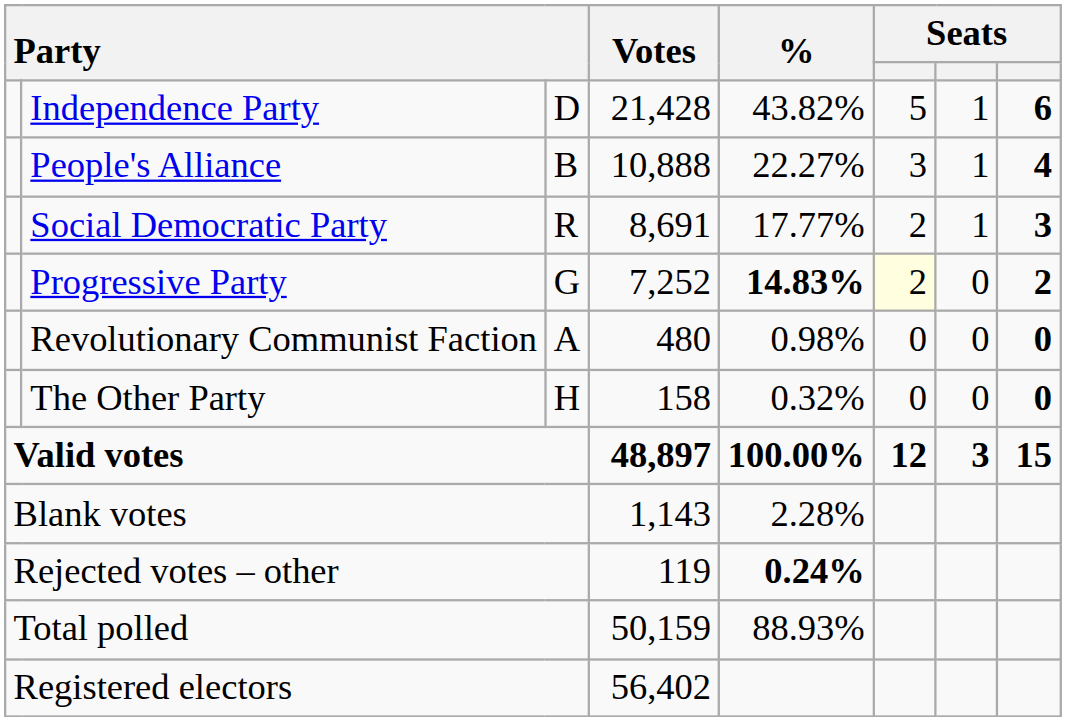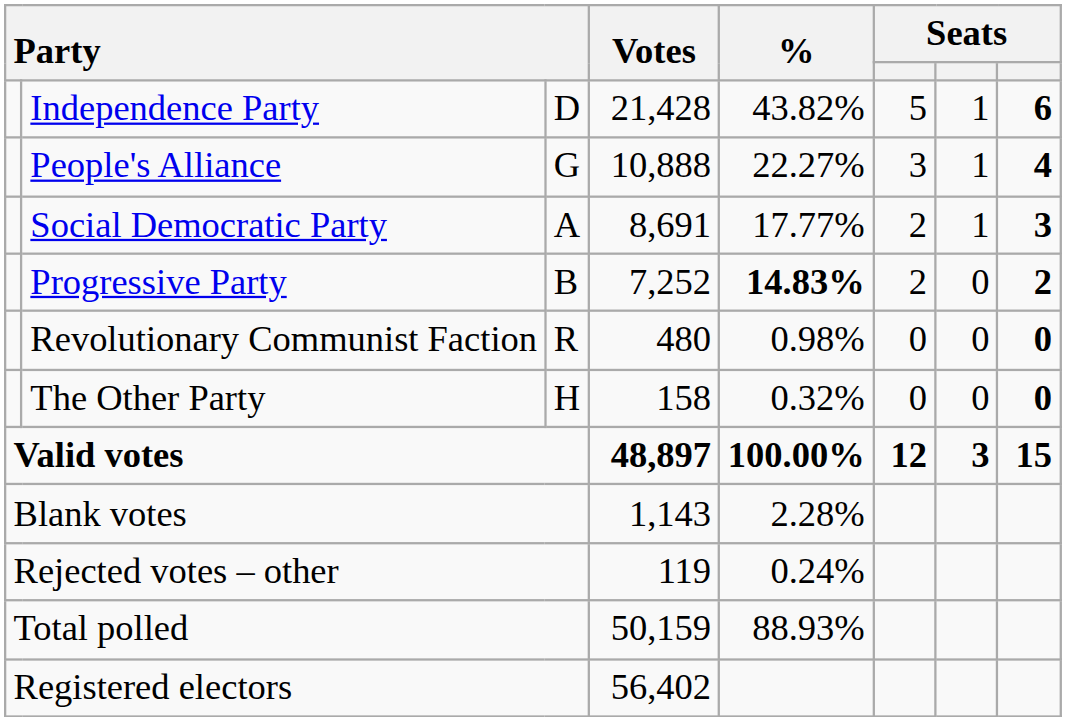(566, 165) B -> (567, 165) G
(566, 223) R -> (567, 223) A
(567, 281) G -> (566, 281) B
(918, 281) lightyellow background -> (918, 281) no background
(567, 339) A -> (566, 339) R
(814, 570) bold -> (818, 570) normal
